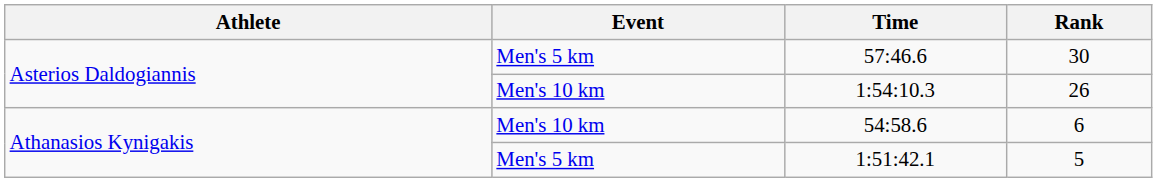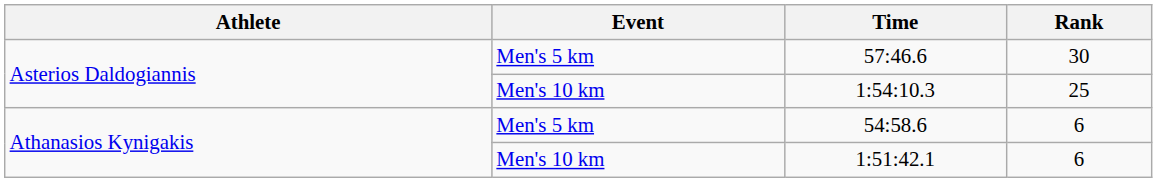(1079, 90) 26 -> (1079, 90) 25
(550, 125) Men's 10 km -> (545, 125) Men's 5 km
(545, 159) Men's 5 km -> (550, 159) Men's 10 km
(1079, 159) 5 -> (1079, 159) 6
